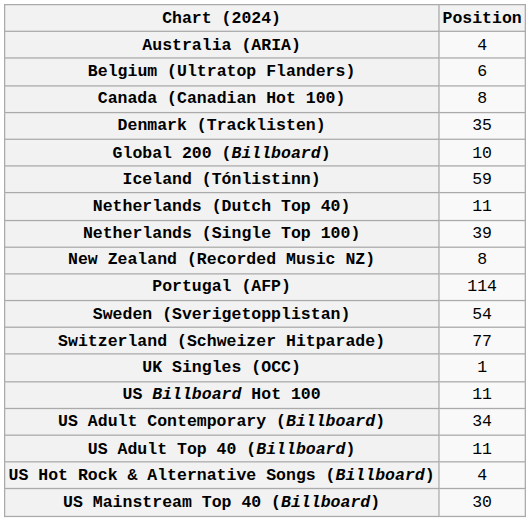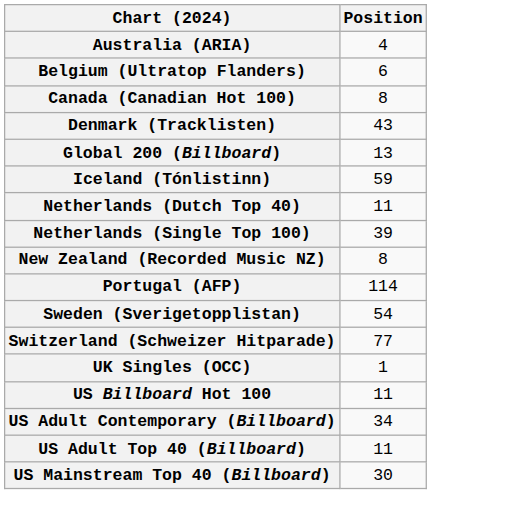(482, 126) 35 -> (383, 126) 43
(482, 153) 10 -> (383, 153) 13
- row: (222, 476)
